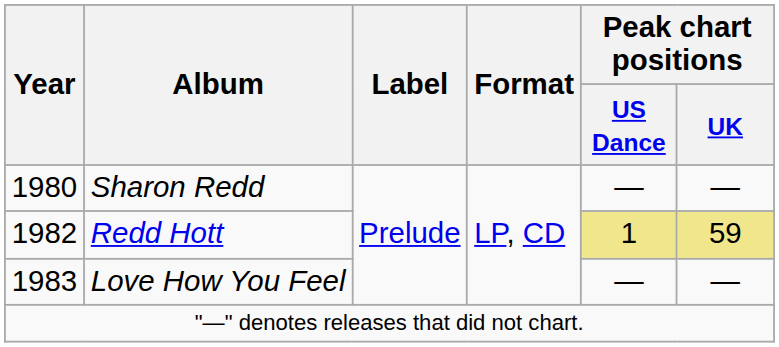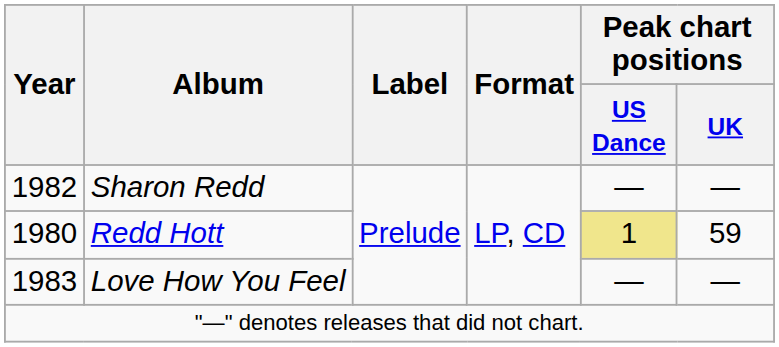(44, 187) 1980 -> (44, 187) 1982
(44, 234) 1982 -> (44, 234) 1980
(725, 234) khaki background -> (725, 234) no background
